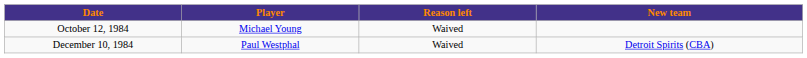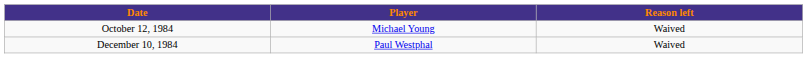- column: (669, 12)
